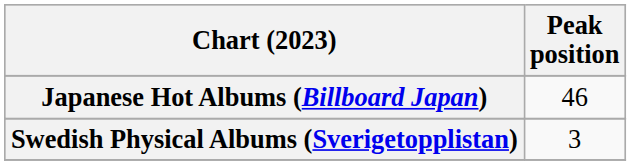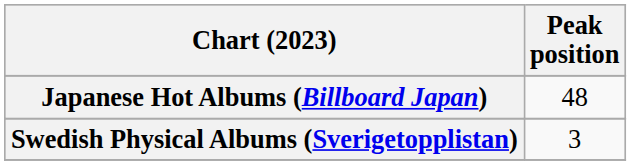(575, 97) 46 -> (575, 97) 48
